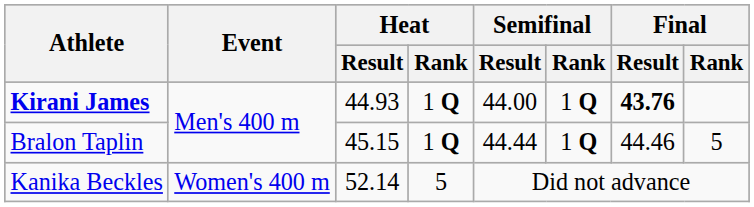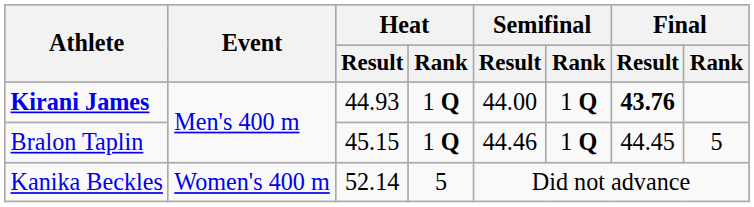(510, 142) 44.44 -> (510, 142) 44.46
(648, 142) 44.46 -> (648, 142) 44.45
